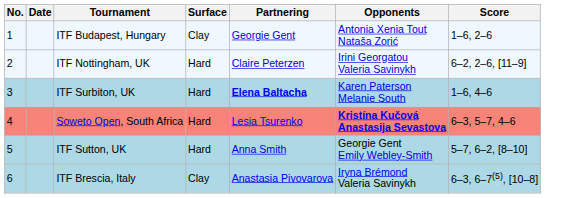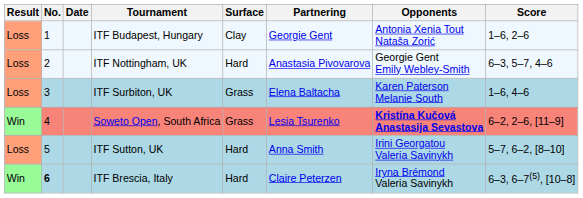+ column: (23, 12)
(268, 64) Claire Peterzen -> (320, 64) Anastasia Pivovarova
(377, 64) Irini Georgatou Valeria Savinykh -> (422, 64) Georgie Gent Emily Webley-Smith
(489, 64) 6–2, 2–6, [11–9] -> (520, 64) 6–3, 5–7, 4–6
(200, 92) Hard -> (239, 92) Grass
(269, 92) bold -> (304, 92) normal
(200, 121) Hard -> (239, 121) Grass
(483, 121) 6–3, 5–7, 4–6 -> (526, 121) 6–2, 2–6, [11–9]
(385, 150) Georgie Gent Emily Webley-Smith -> (414, 150) Irini Georgatou Valeria Savinykh
(10, 178) normal -> (47, 178) bold
(199, 178) Clay -> (237, 178) Hard
(282, 178) Anastasia Pivovarova -> (305, 178) Claire Peterzen
